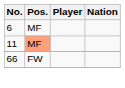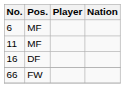(34, 43) lightsalmon background -> (34, 43) no background
+ row: (12, 59)
